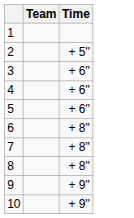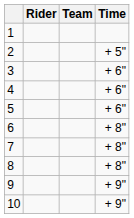+ column: (41, 14)
